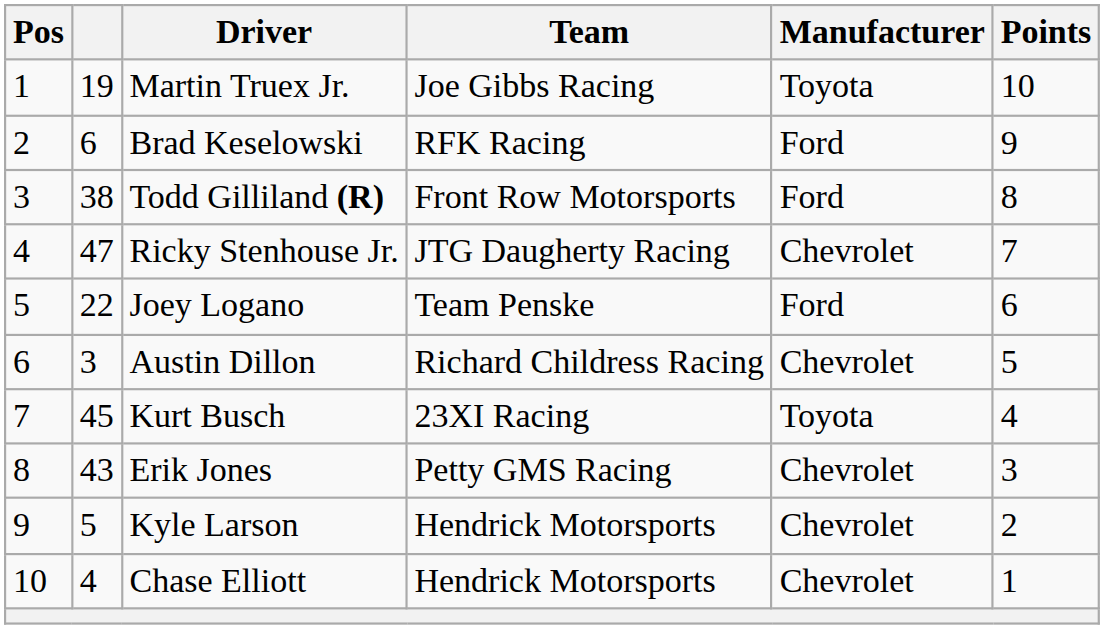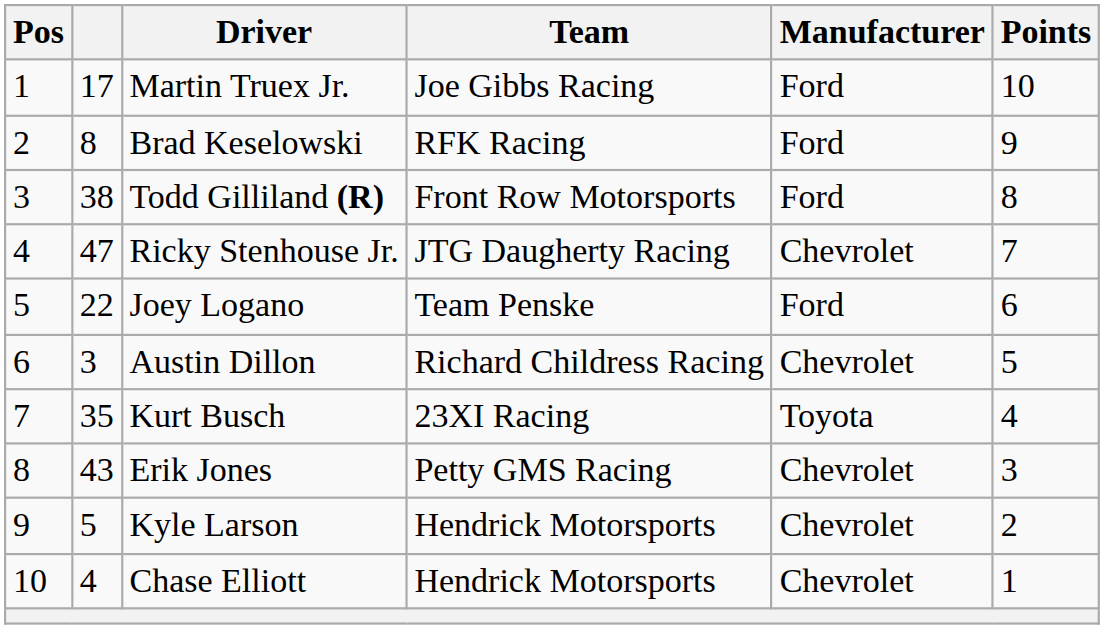(97, 86) 19 -> (97, 86) 17
(827, 86) Toyota -> (812, 86) Ford
(88, 141) 6 -> (88, 141) 8
(97, 415) 45 -> (97, 415) 35
